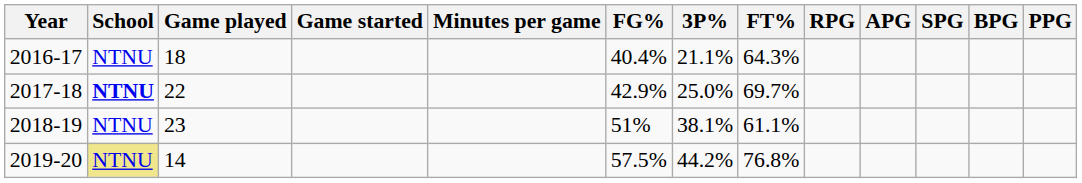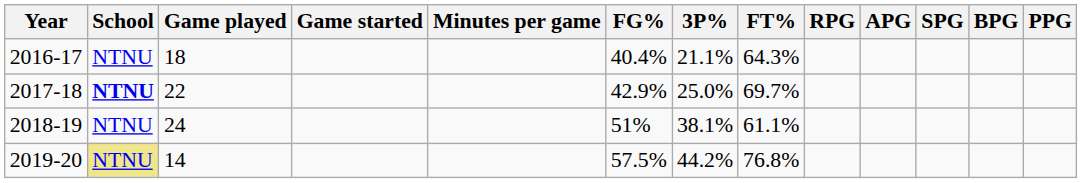(175, 125) 23 -> (175, 125) 24
